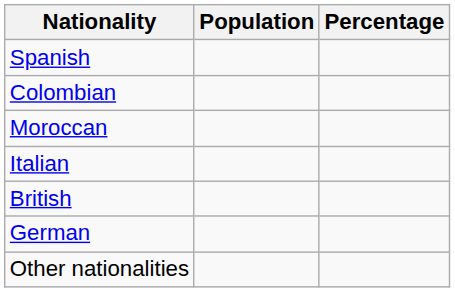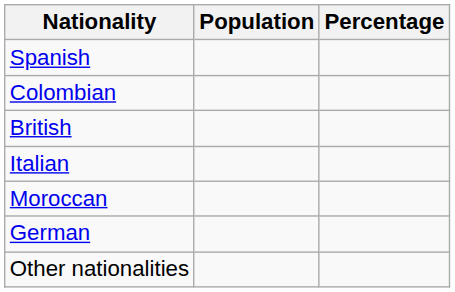rows swapped: (41, 198) <-> (59, 127)
